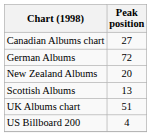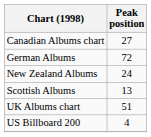(127, 73) 20 -> (127, 73) 24
